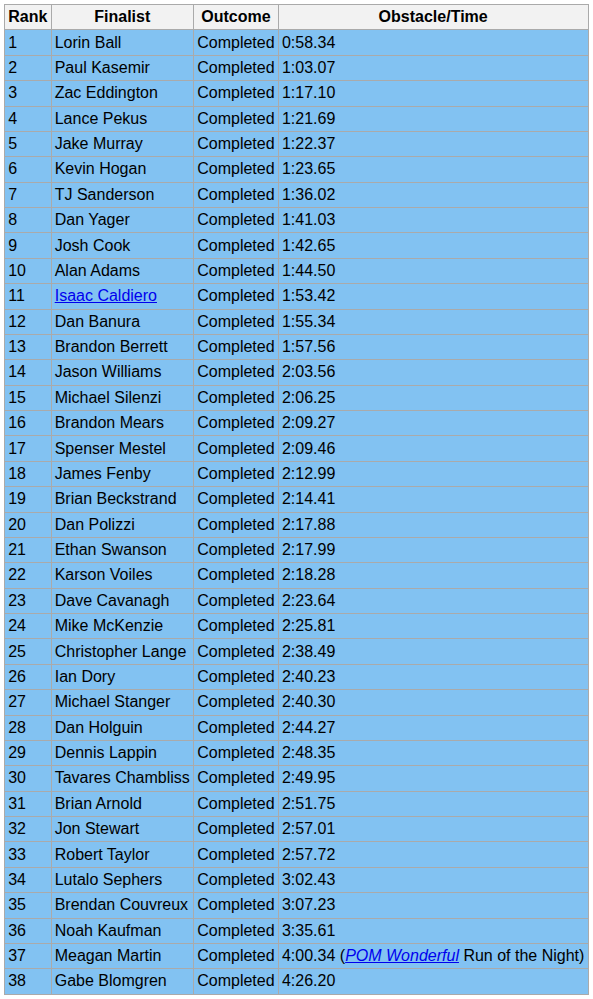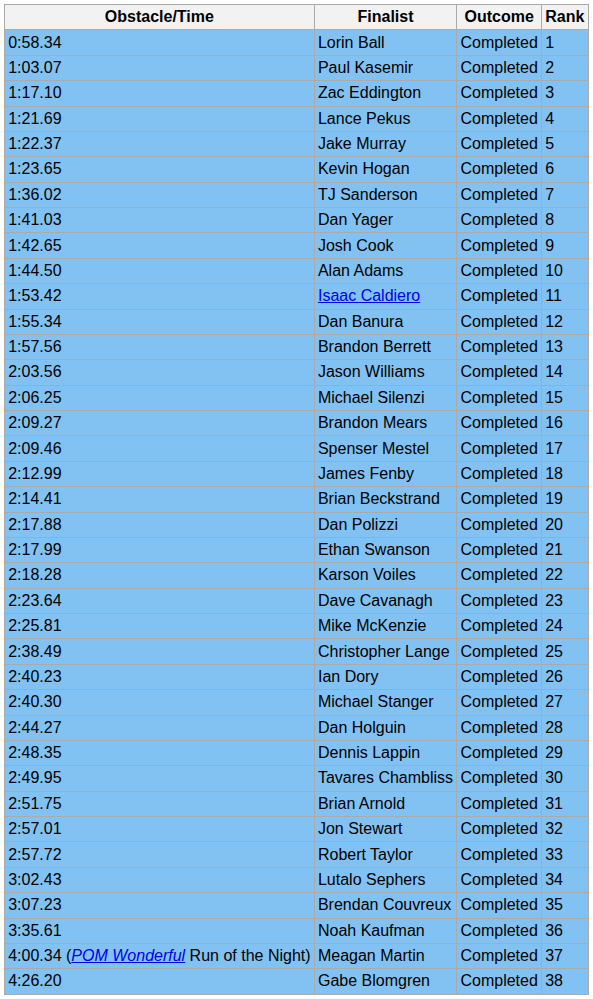columns swapped: (28, 17) <-> (433, 17)
